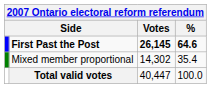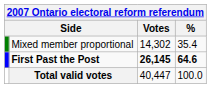rows swapped: (55, 44) <-> (72, 60)
